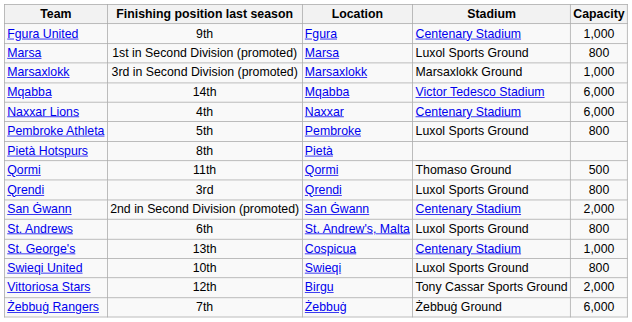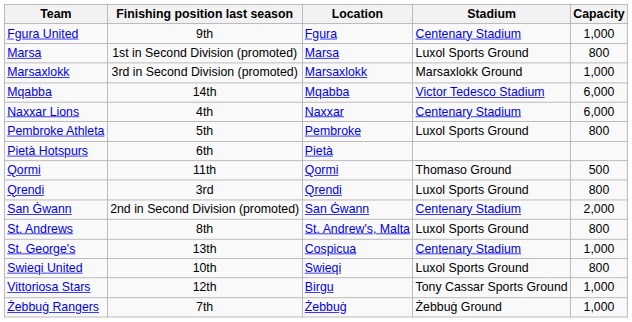(205, 151) 8th -> (205, 151) 6th
(205, 229) 6th -> (205, 229) 8th
(599, 287) 2,000 -> (599, 287) 1,000
(599, 307) 6,000 -> (599, 307) 1,000
